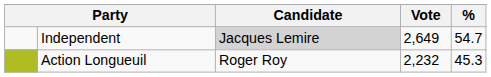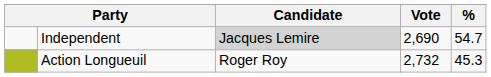(421, 38) 2,649 -> (421, 38) 2,690
(421, 60) 2,232 -> (421, 60) 2,732
